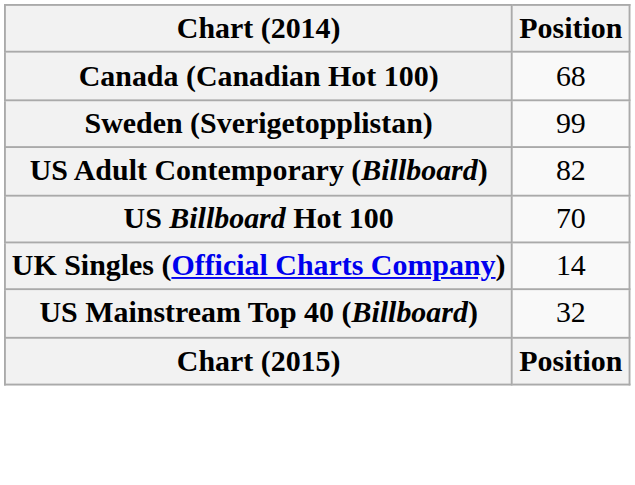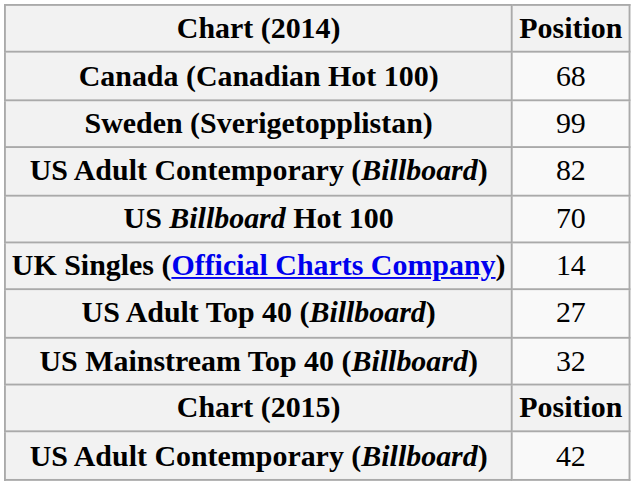+ row: (571, 312)
+ row: (571, 455)
